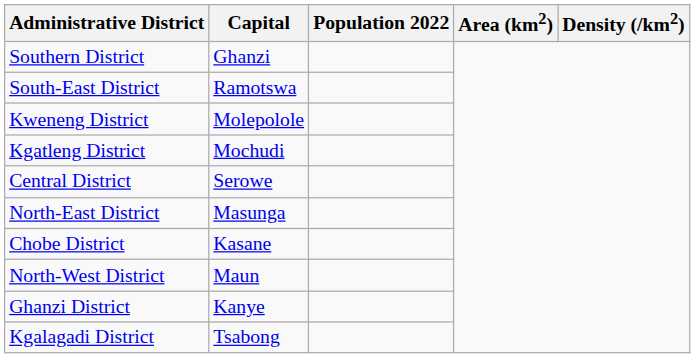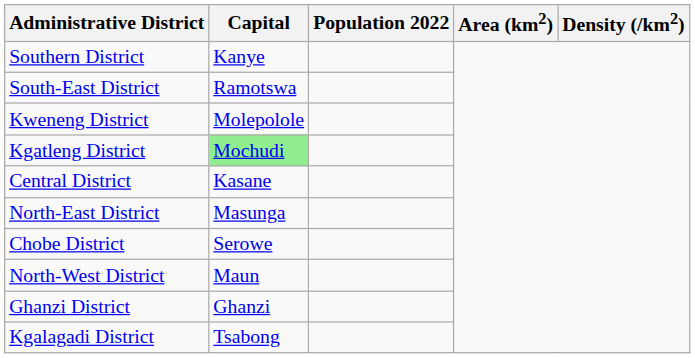(242, 56) Ghanzi -> (239, 56) Kanye
(249, 150) no background -> (249, 150) lightgreen background
(243, 181) Serowe -> (242, 181) Kasane
(242, 243) Kasane -> (243, 243) Serowe
(239, 306) Kanye -> (242, 306) Ghanzi
